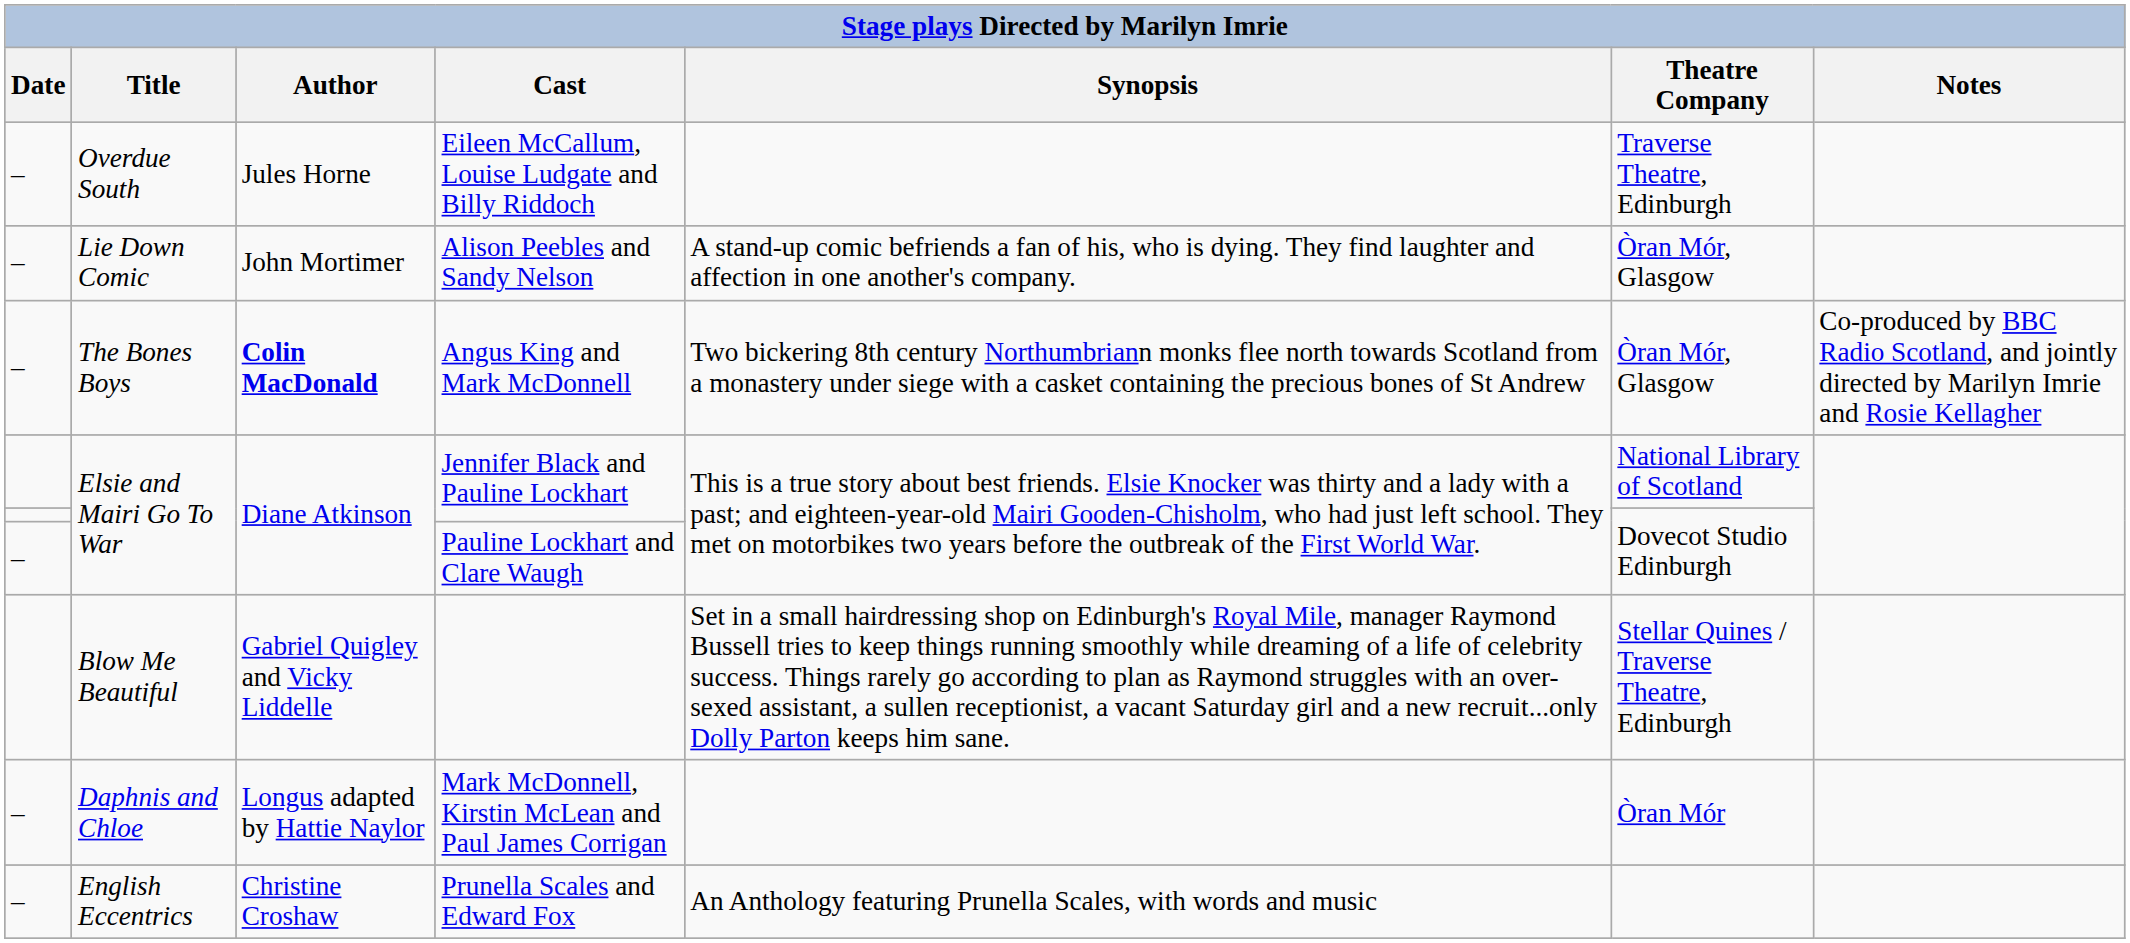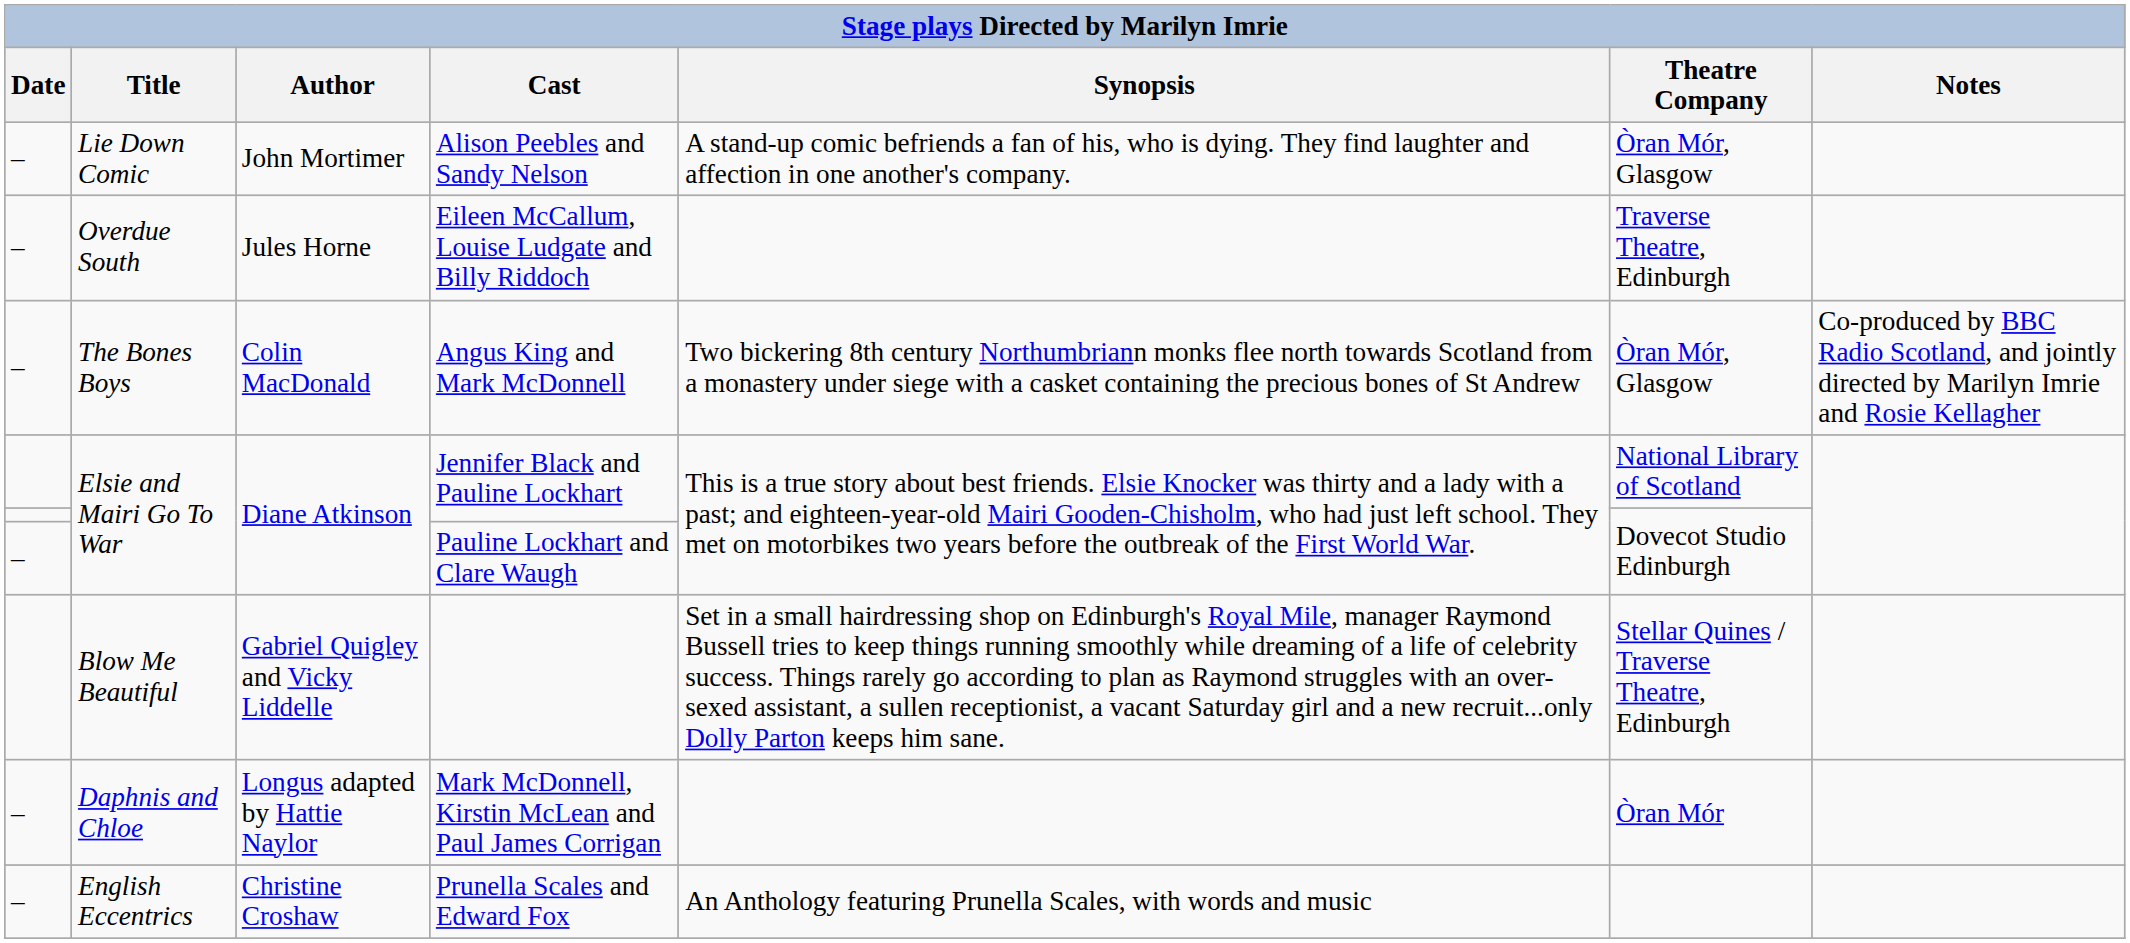rows swapped: (124, 173) <-> (131, 262)
(310, 366) bold -> (306, 366) normal
